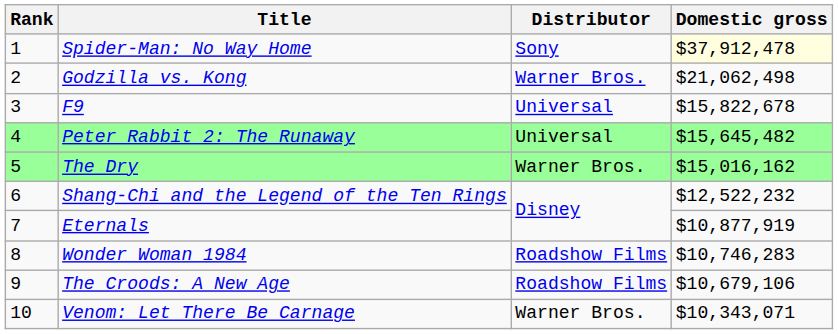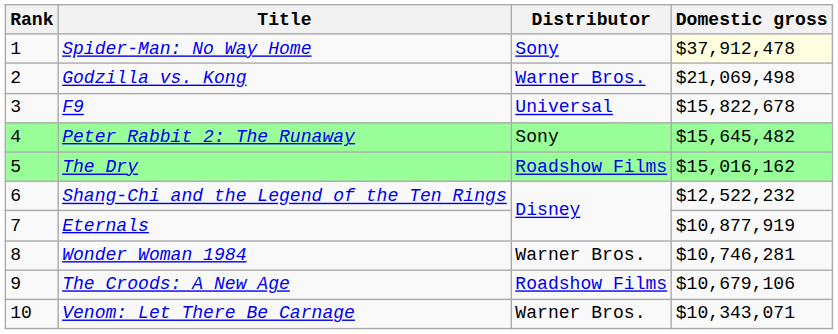(735, 78) $21,062,498 -> (735, 78) $21,069,498
(564, 137) Universal -> (537, 137) Sony
(580, 167) Warner Bros. -> (591, 167) Roadshow Films
(591, 255) Roadshow Films -> (580, 255) Warner Bros.
(735, 255) $10,746,283 -> (735, 255) $10,746,281
